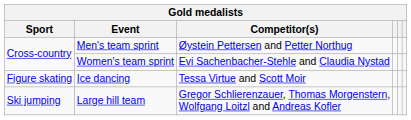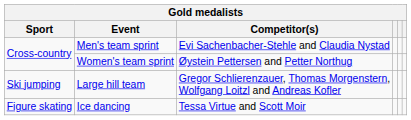(266, 45) Øystein Pettersen and Petter Northug -> (284, 45) Evi Sachenbacher-Stehle and Claudia Nystad
(284, 62) Evi Sachenbacher-Stehle and Claudia Nystad -> (266, 62) Øystein Pettersen and Petter Northug
rows swapped: (103, 78) <-> (111, 101)
